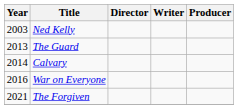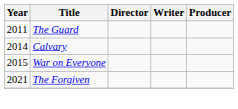- row: (54, 29)
(17, 46) 2013 -> (17, 29) 2011
(17, 79) 2016 -> (17, 63) 2015
